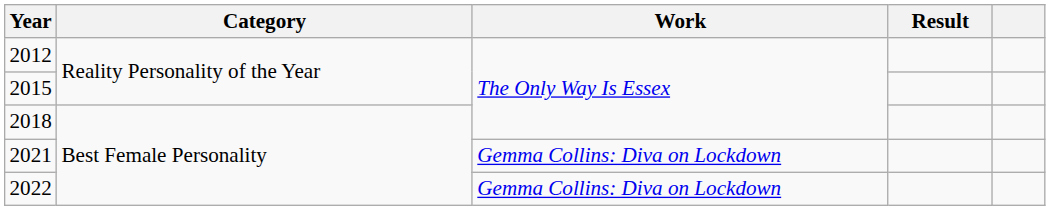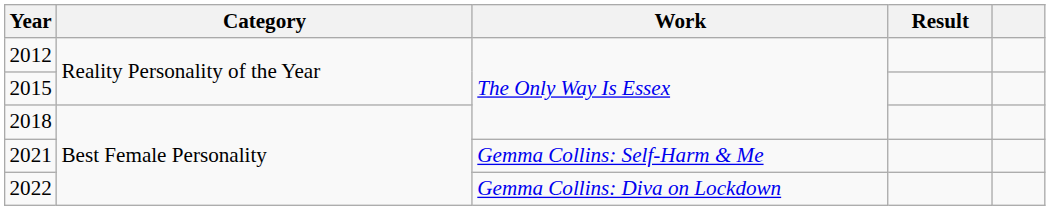(629, 155) Gemma Collins: Diva on Lockdown -> (620, 155) Gemma Collins: Self-Harm & Me
